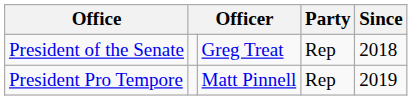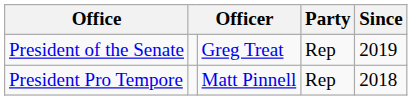(378, 49) 2018 -> (378, 49) 2019
(378, 79) 2019 -> (378, 79) 2018
